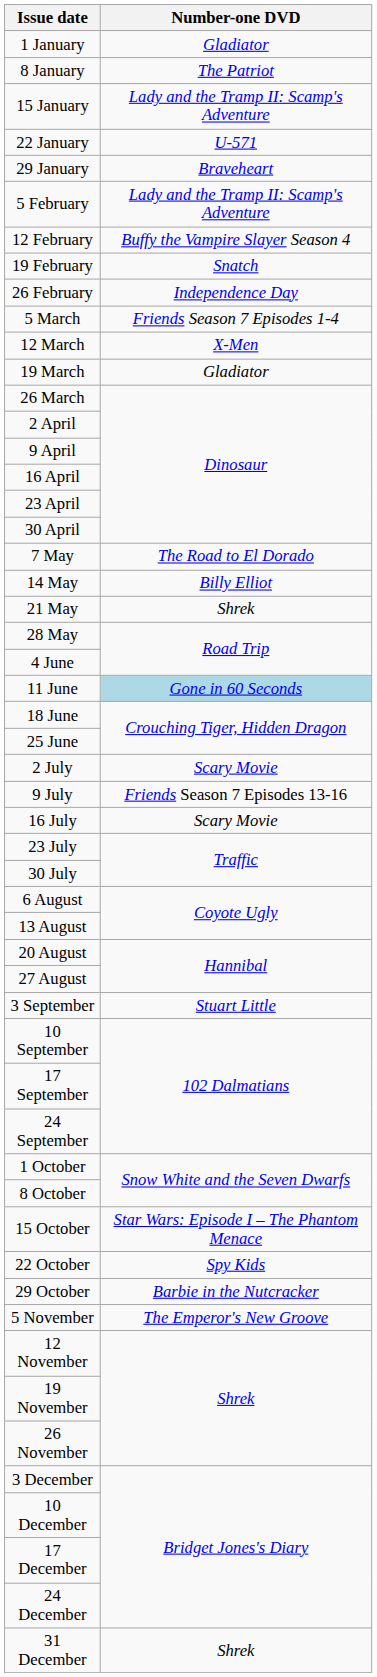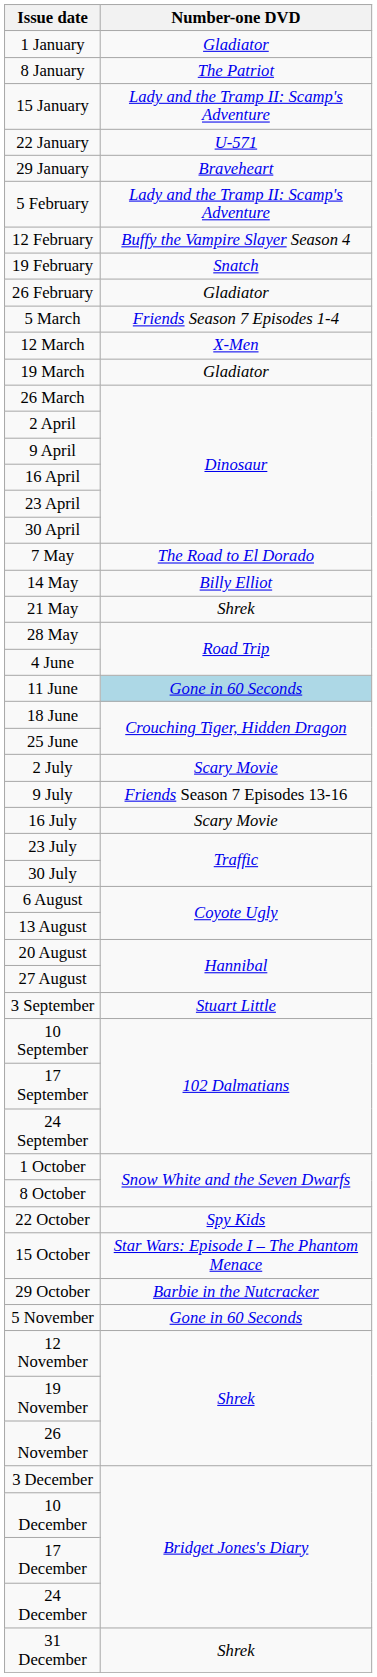(236, 292) Independence Day -> (236, 292) Gladiator
rows swapped: (52, 1229) <-> (52, 1264)
(236, 1317) The Emperor's New Groove -> (236, 1317) Gone in 60 Seconds
